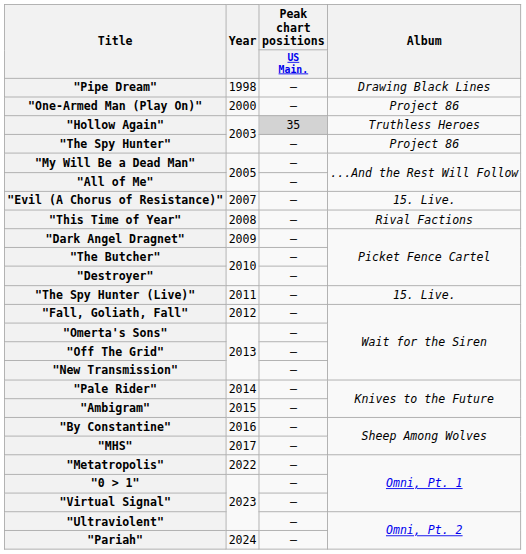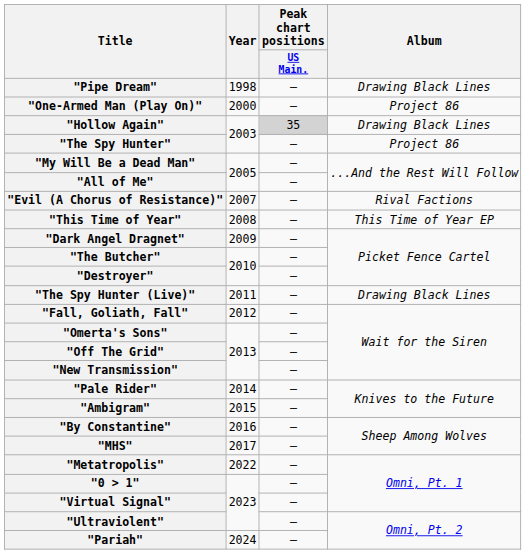(424, 125) Truthless Heroes -> (424, 125) Drawing Black Lines
(424, 201) 15. Live. -> (424, 201) Rival Factions
(424, 219) Rival Factions -> (424, 219) This Time of Year EP
(424, 295) 15. Live. -> (424, 295) Drawing Black Lines
